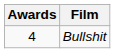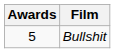(32, 36) 4 -> (32, 36) 5
